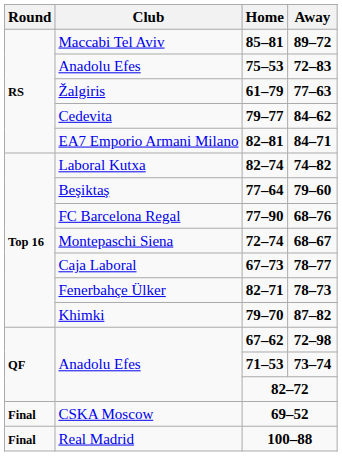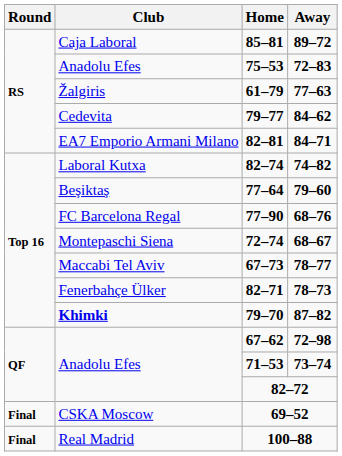(112, 41) Maccabi Tel Aviv -> (97, 41) Caja Laboral
(97, 265) Caja Laboral -> (112, 265) Maccabi Tel Aviv
(81, 314) normal -> (83, 314) bold
